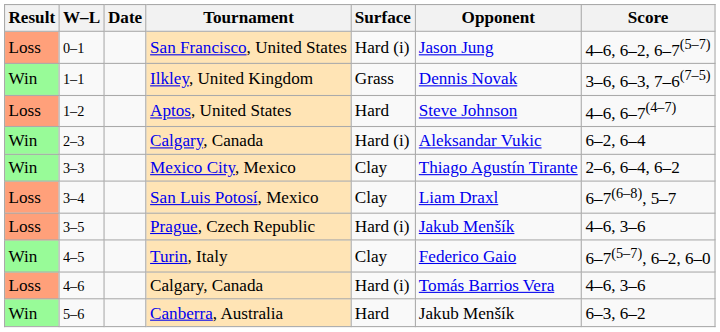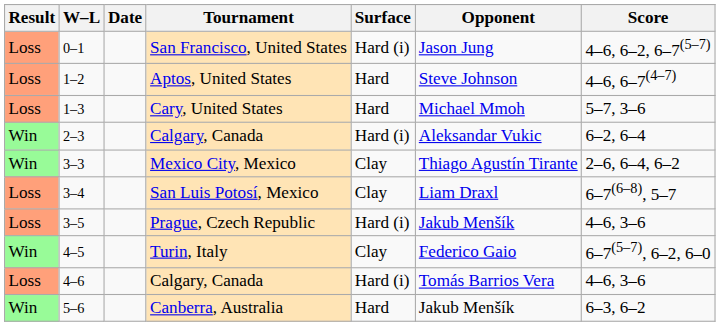- row: (74, 80)
+ row: (74, 109)
